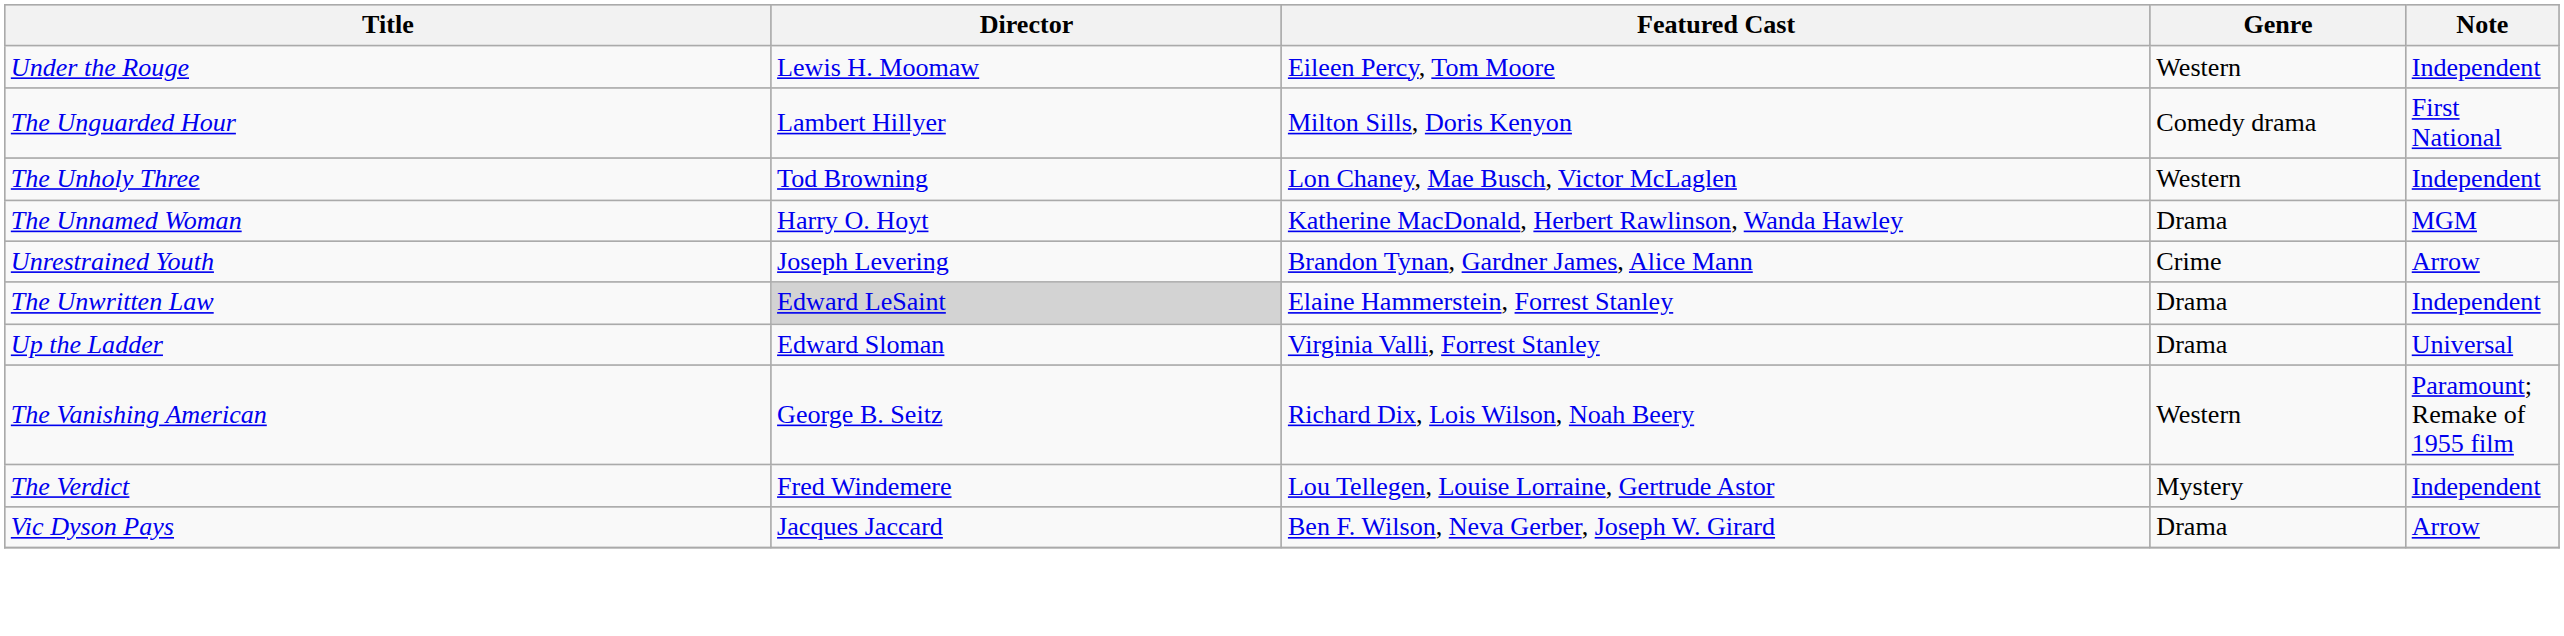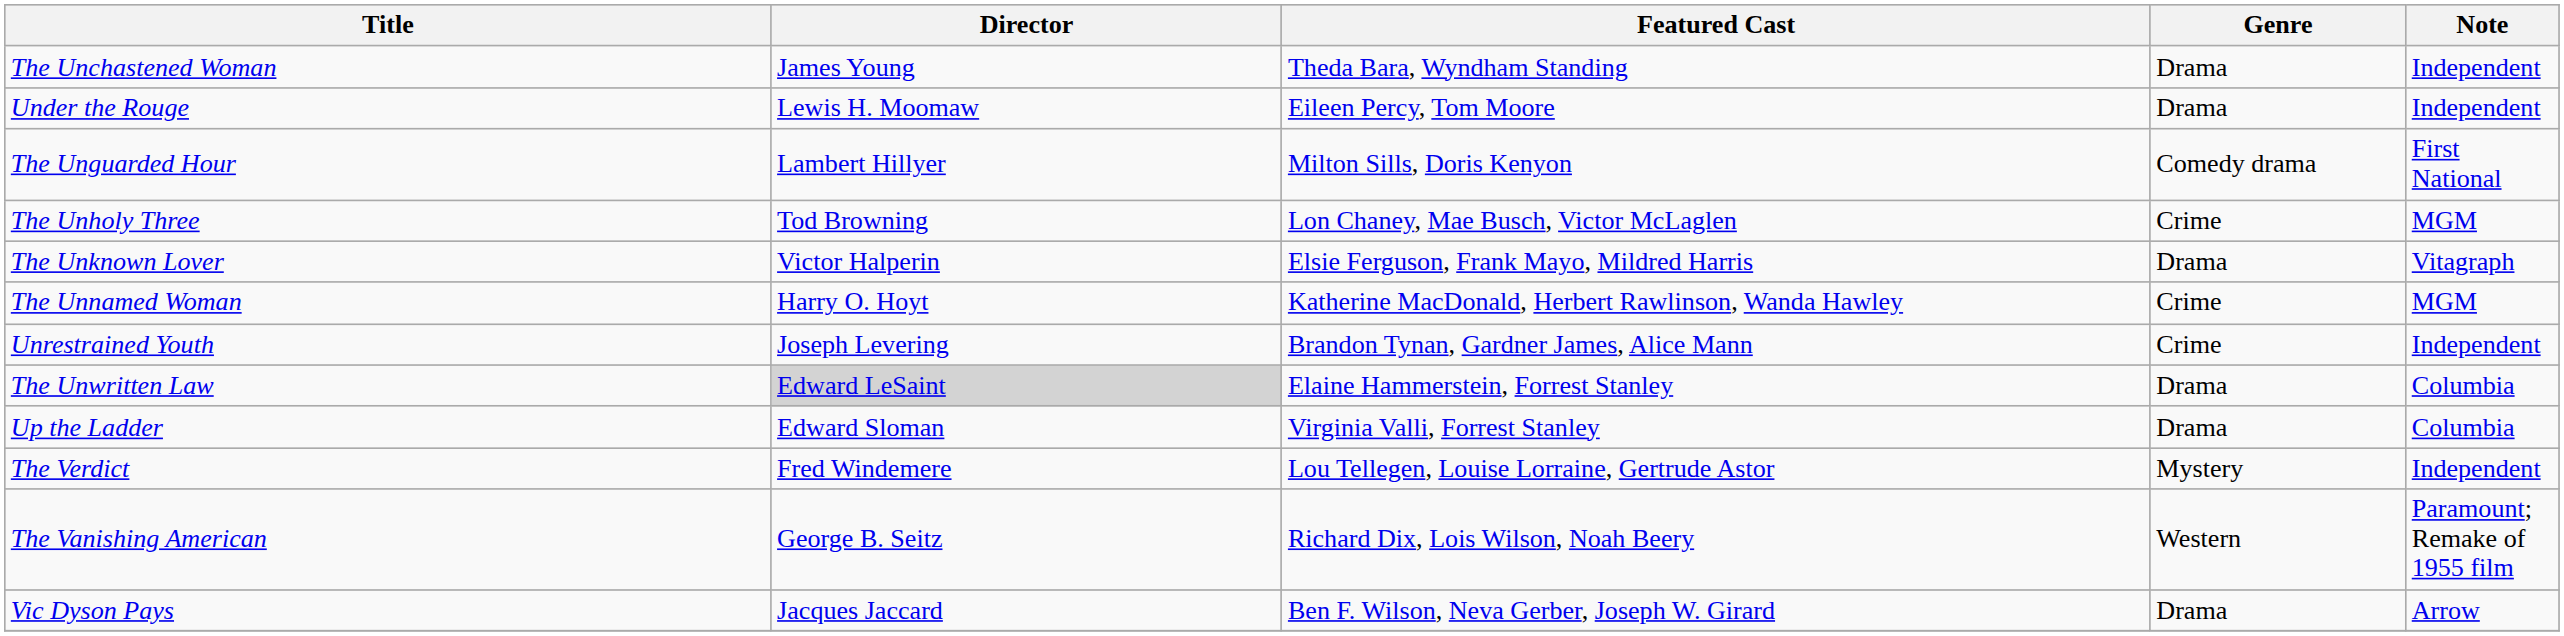+ row: (144, 66)
(2199, 66) Western -> (2192, 107) Drama
(2199, 178) Western -> (2189, 219) Crime
(2476, 178) Independent -> (2444, 219) MGM
+ row: (117, 261)
(2192, 219) Drama -> (2189, 302) Crime
(2446, 261) Arrow -> (2476, 344) Independent
(2476, 302) Independent -> (2463, 385) Columbia
(2462, 344) Universal -> (2463, 426) Columbia
rows swapped: (139, 414) <-> (70, 485)
